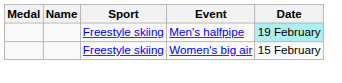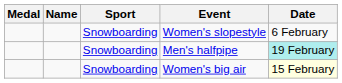+ row: (214, 32)
(123, 32) Freestyle skiing -> (120, 51) Snowboarding
(123, 51) Freestyle skiing -> (120, 69) Snowboarding
(289, 51) no background -> (303, 69) lightyellow background
